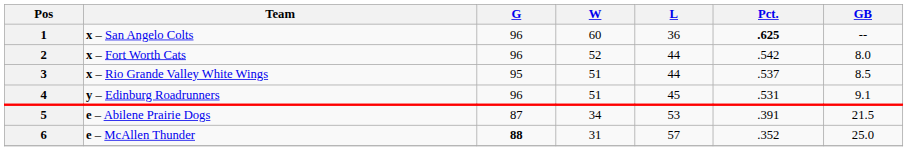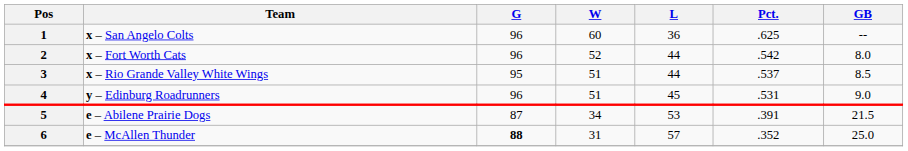(768, 34) bold -> (768, 34) normal
(863, 94) 9.1 -> (863, 94) 9.0
